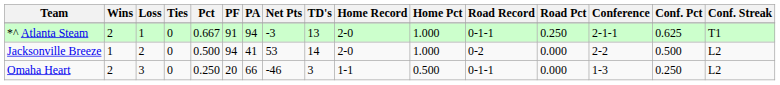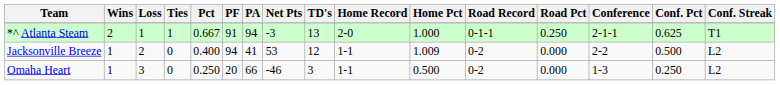(170, 32) 0 -> (170, 32) 1
(207, 51) 0.500 -> (207, 51) 0.400
(314, 51) 14 -> (314, 51) 12
(345, 51) 2-0 -> (345, 51) 1-1
(426, 51) 1.000 -> (426, 51) 1.009
(110, 70) 2 -> (110, 70) 1
(481, 70) 0-1-1 -> (476, 70) 0-2
